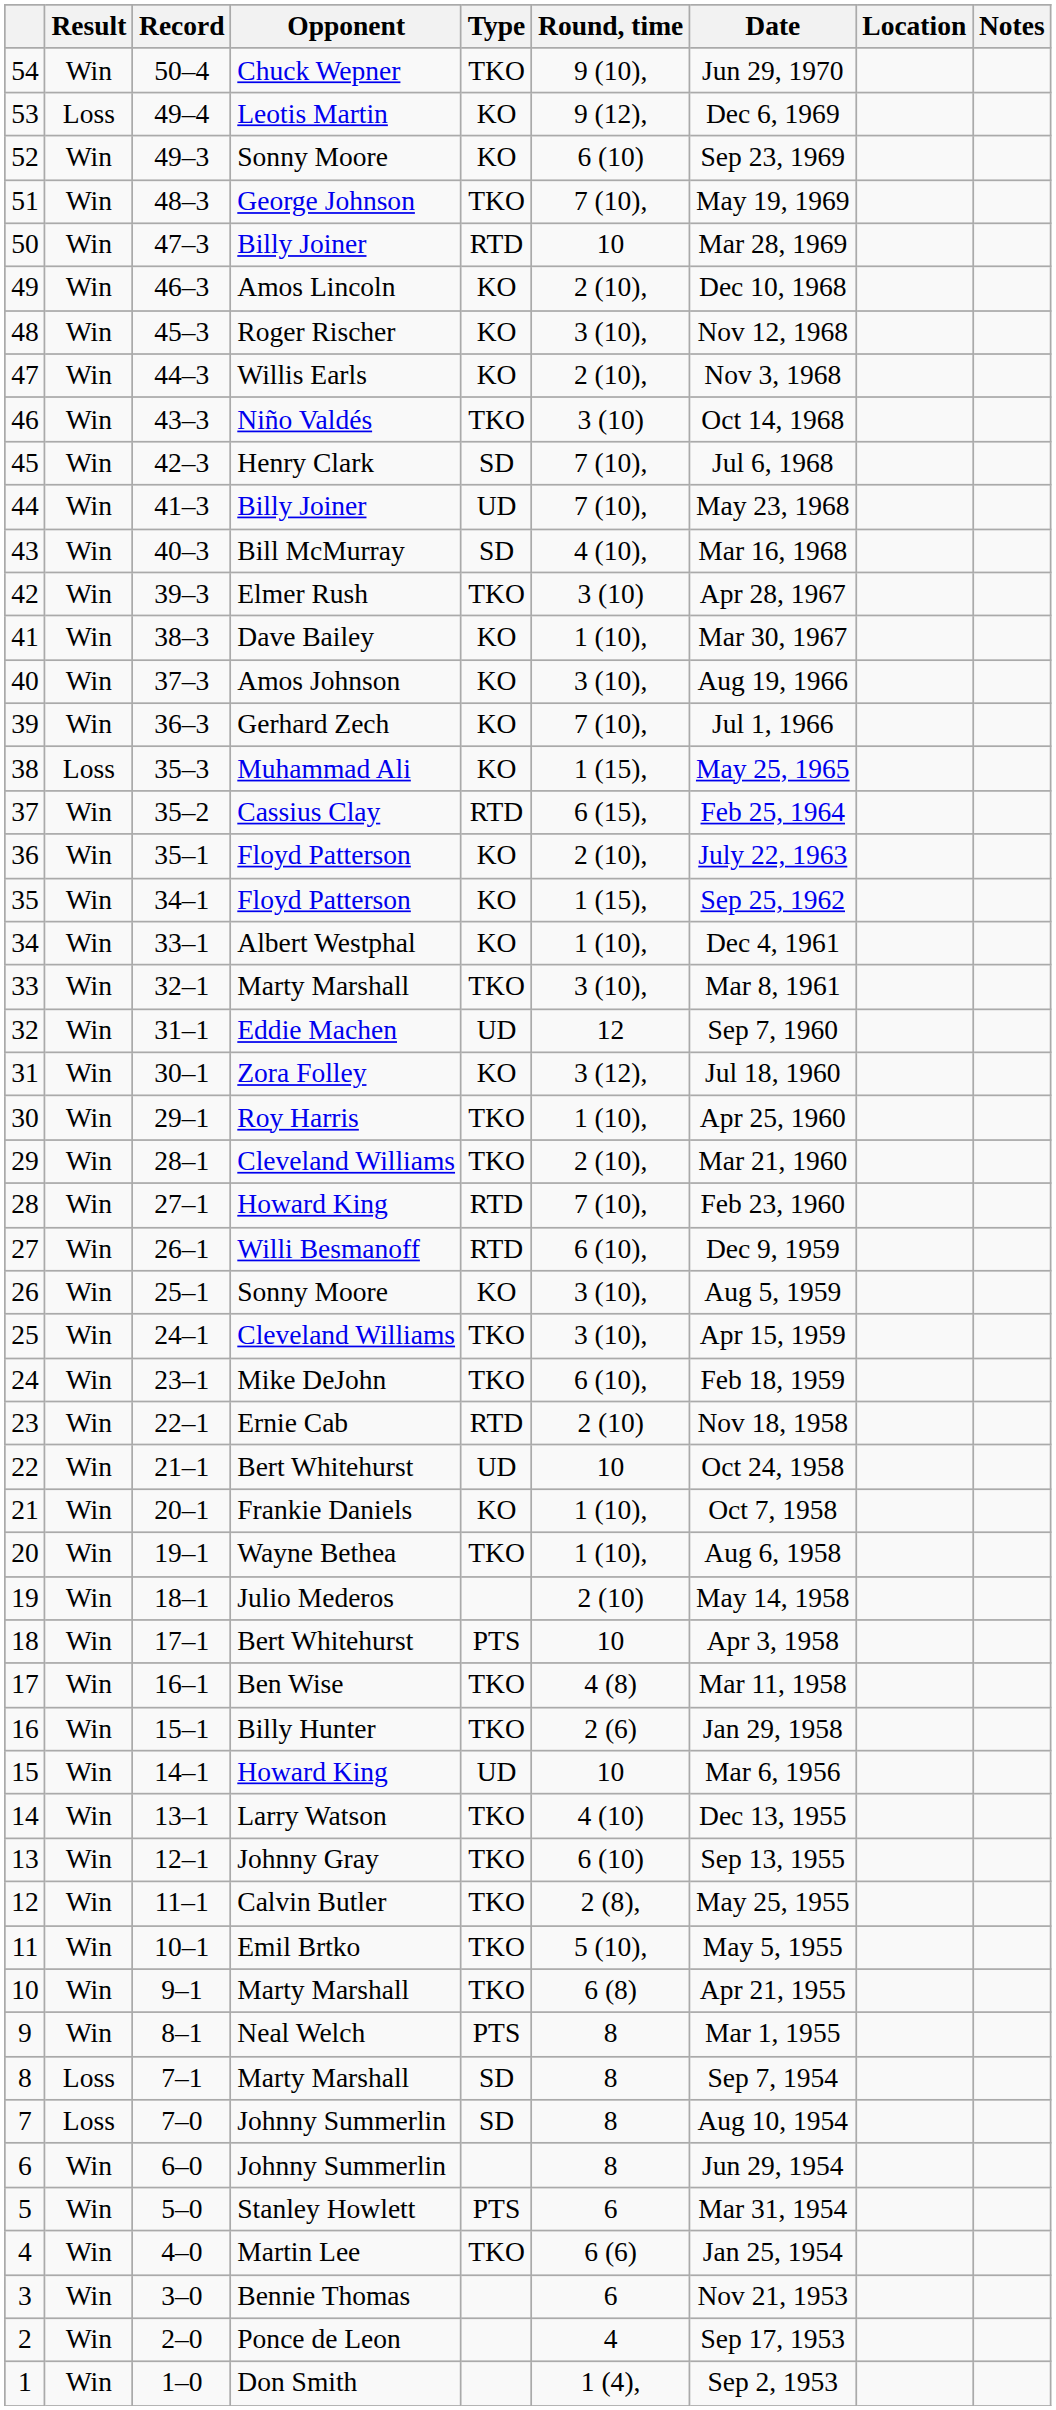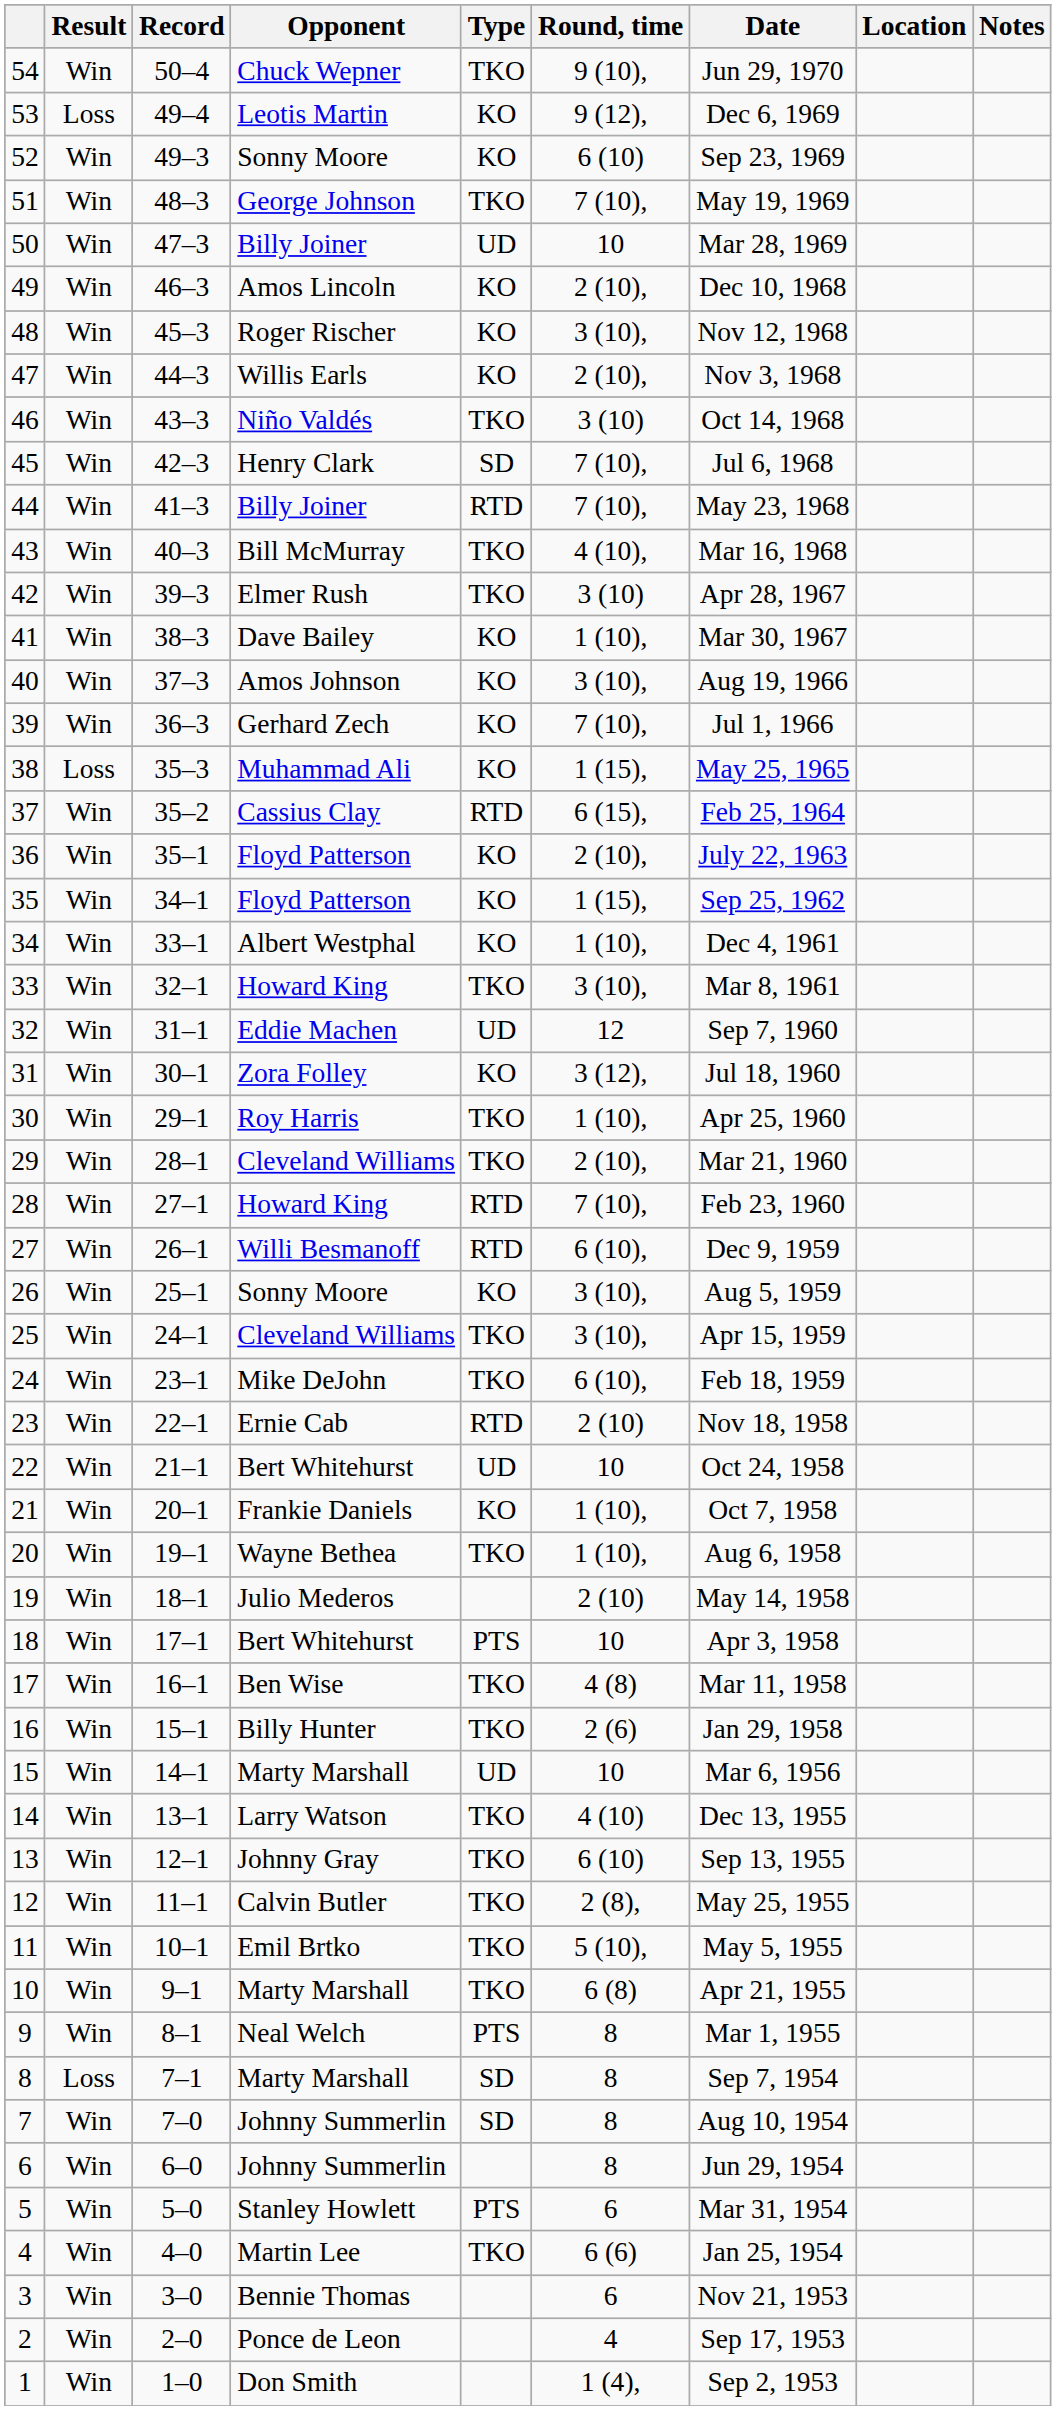(497, 244) RTD -> (497, 244) UD
(497, 506) UD -> (497, 506) RTD
(497, 550) SD -> (497, 550) TKO
(323, 986) Marty Marshall -> (313, 986) Howard King
(313, 1772) Howard King -> (323, 1772) Marty Marshall
(89, 2121) Loss -> (89, 2121) Win
